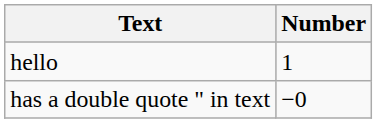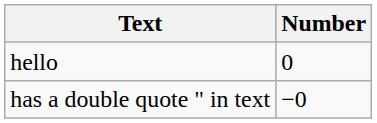(287, 61) 1 -> (287, 61) 0
